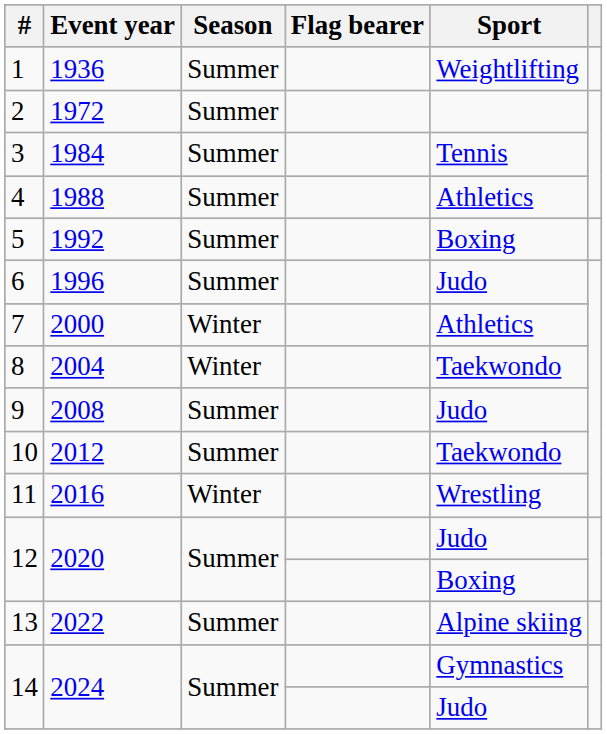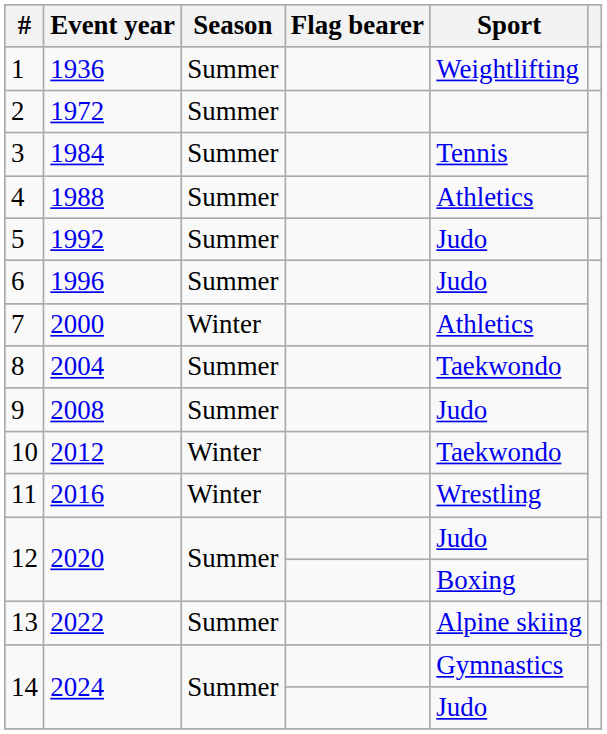(476, 238) Boxing -> (462, 238) Judo
(224, 366) Winter -> (233, 366) Summer
(233, 452) Summer -> (224, 452) Winter
